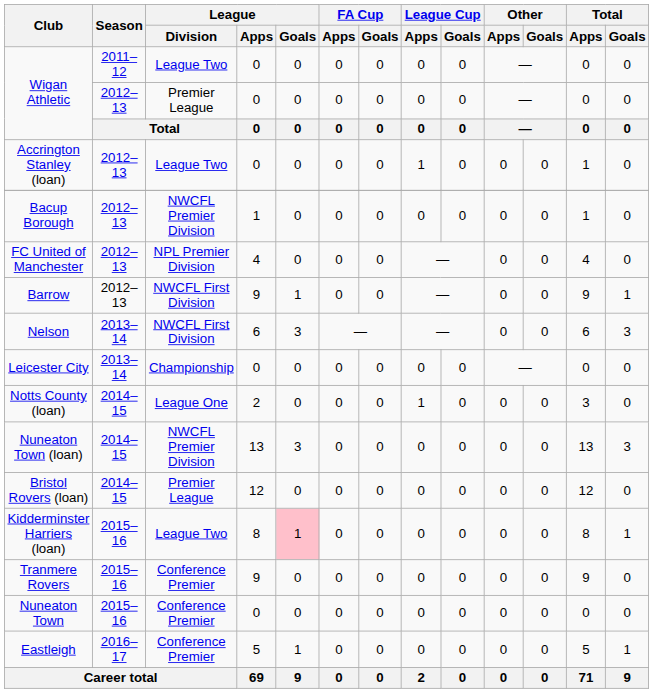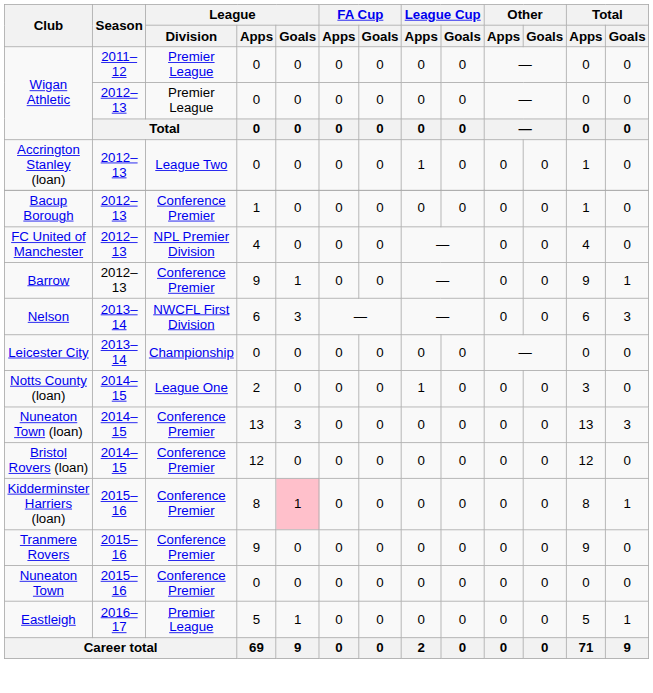(191, 64) League Two -> (191, 64) Premier League
(191, 216) NWCFL Premier Division -> (191, 208) Conference Premier
(191, 295) NWCFL First Division -> (191, 280) Conference Premier
(191, 447) NWCFL Premier Division -> (191, 424) Conference Premier
(191, 490) Premier League -> (191, 460) Conference Premier
(191, 533) League Two -> (191, 504) Conference Premier
(191, 649) Conference Premier -> (191, 619) Premier League
